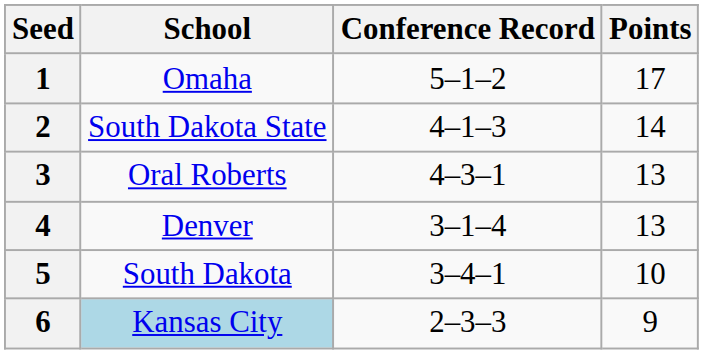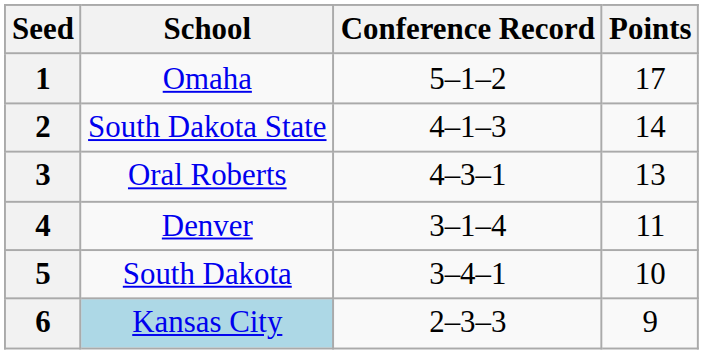(650, 224) 13 -> (650, 224) 11
